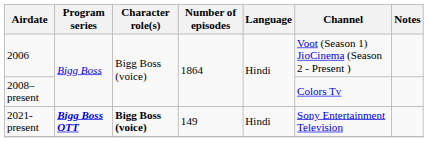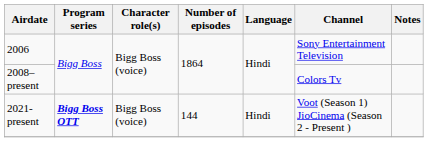(340, 55) Voot (Season 1) JioCinema (Season 2 - Present ) -> (341, 49) Sony Entertainment Television
(138, 121) bold -> (138, 115) normal
(189, 121) 149 -> (189, 115) 144
(341, 121) Sony Entertainment Television -> (340, 115) Voot (Season 1) JioCinema (Season 2 - Present )
